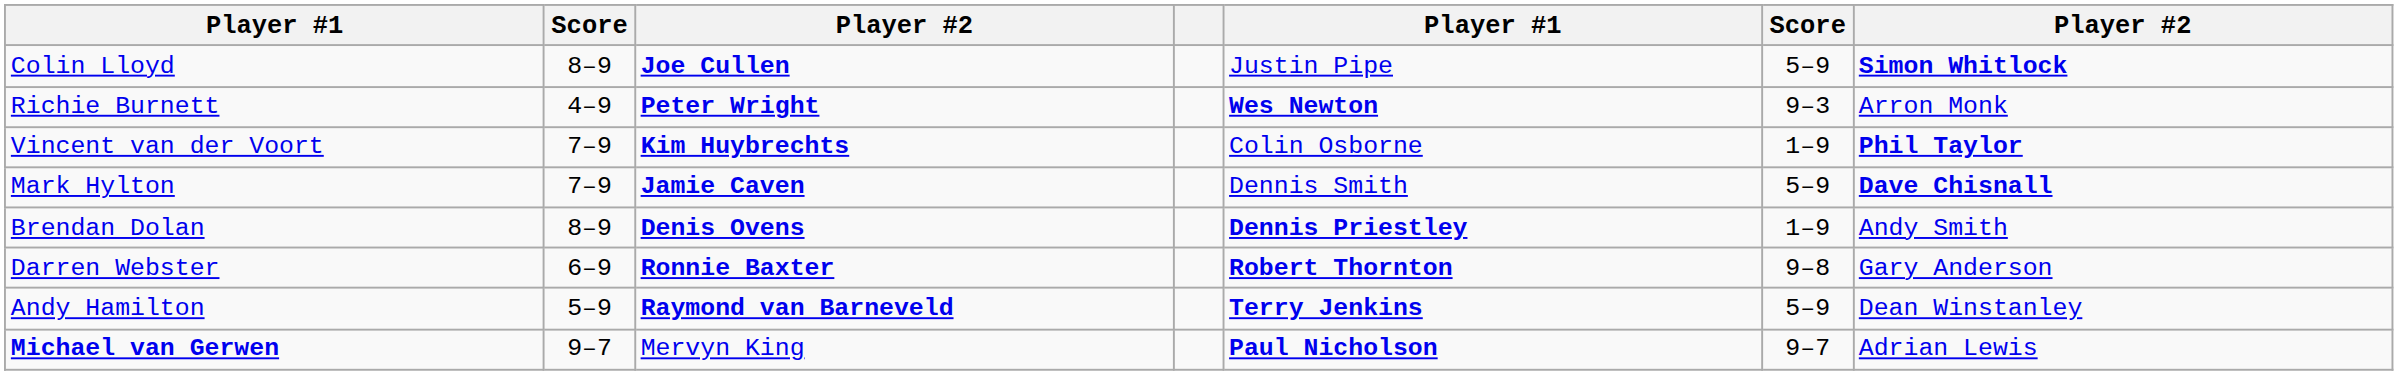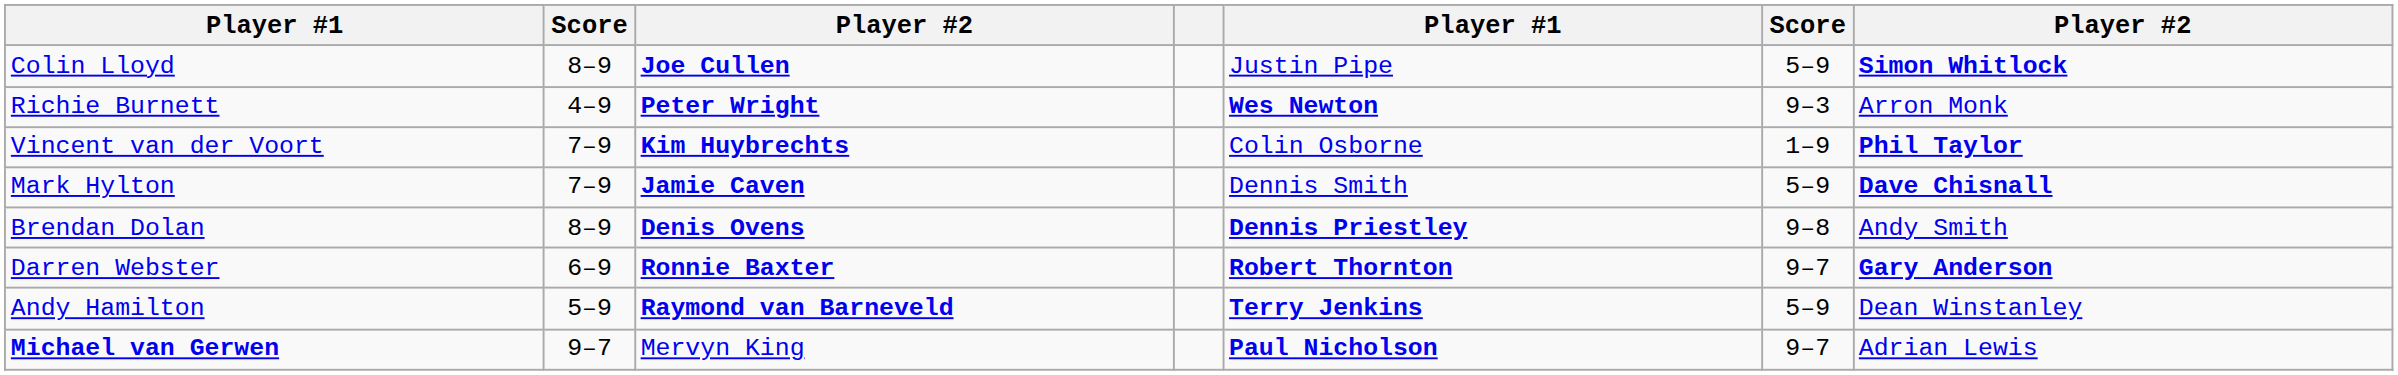(1808, 228) 1–9 -> (1808, 228) 9–8
(1808, 268) 9–8 -> (1808, 268) 9–7
(1956, 268) normal -> (1956, 268) bold
